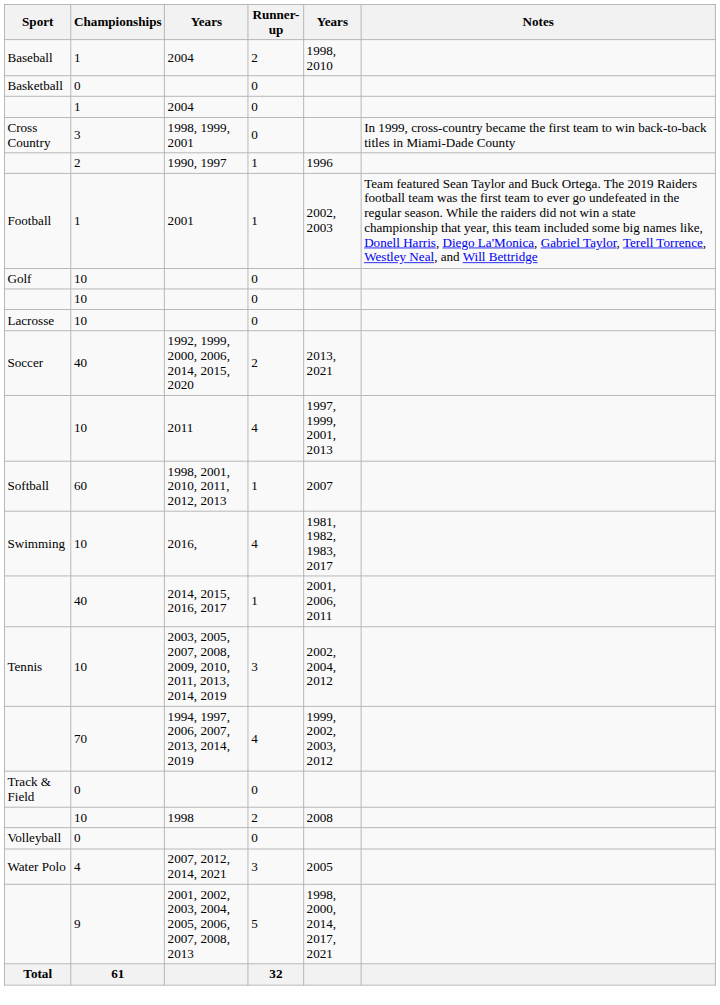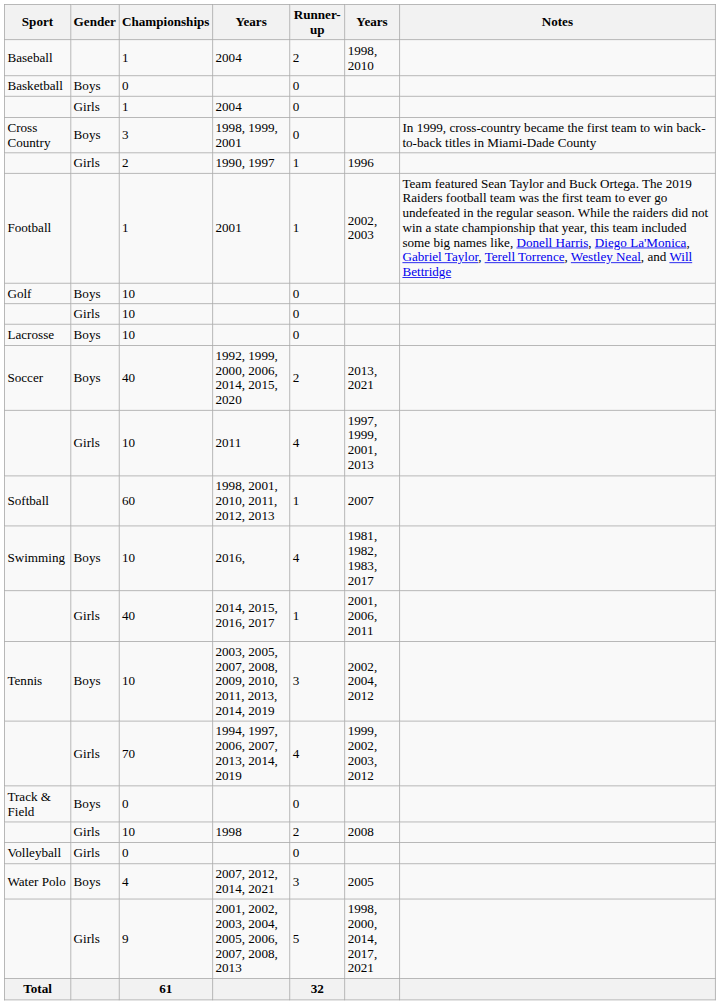+ column: (95, 22)
